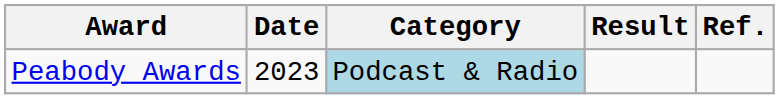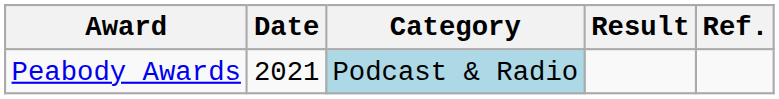(287, 72) 2023 -> (287, 72) 2021
